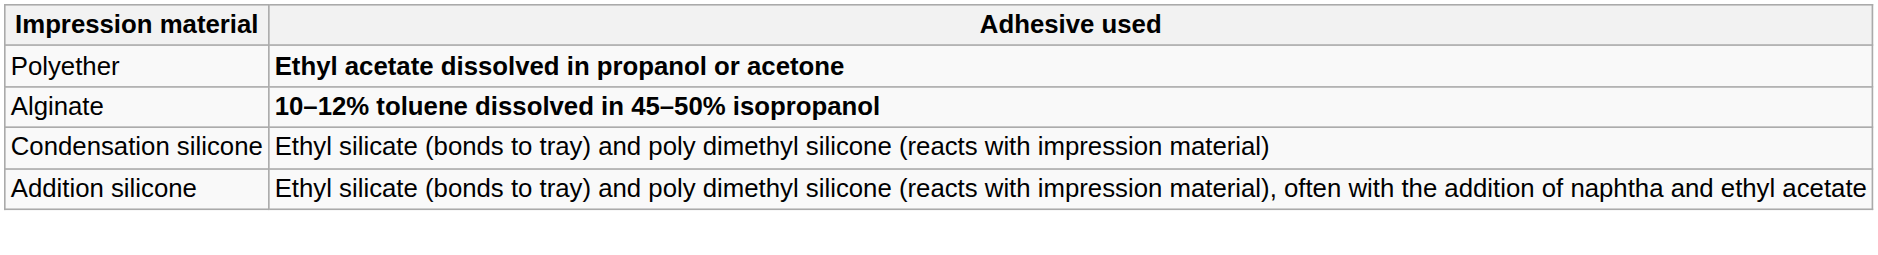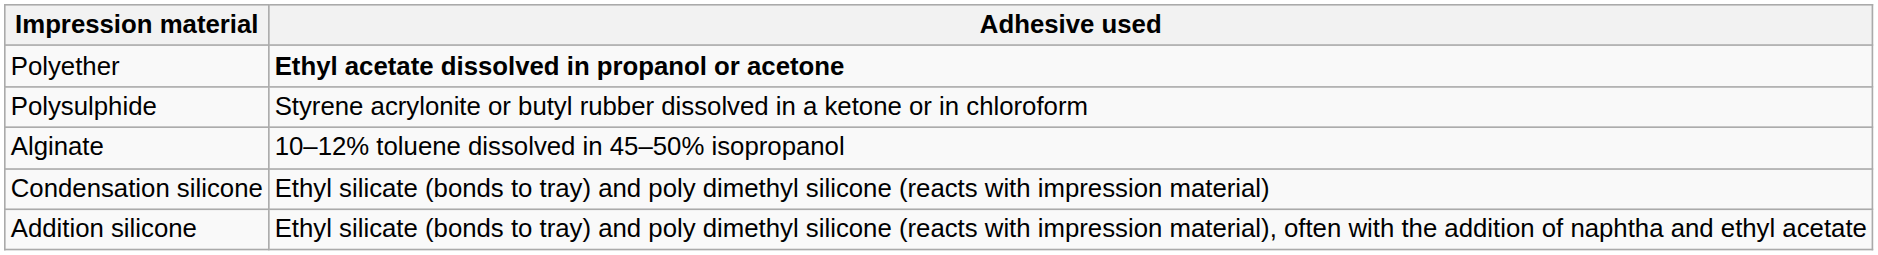+ row: (84, 106)
(577, 106) bold -> (560, 147) normal
